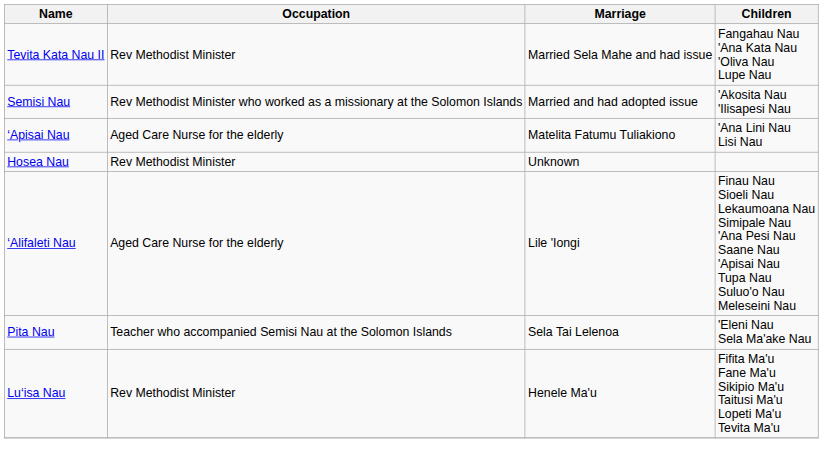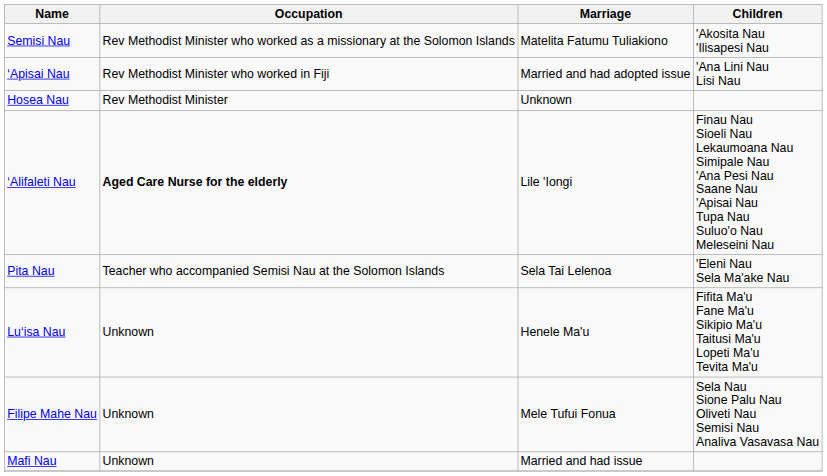- row: (56, 54)
(613, 101) Married and had adopted issue -> (594, 40) Matelita Fatumu Tuliakiono
(197, 135) Aged Care Nurse for the elderly -> (216, 74) Rev Methodist Minister who worked in Fiji
(602, 135) Matelita Fatumu Tuliakiono -> (605, 74) Married and had adopted issue
(197, 243) normal -> (195, 182) bold
(173, 393) Rev Methodist Minister -> (128, 332) Unknown
+ row: (52, 414)
+ row: (32, 461)
